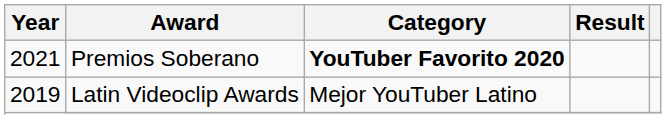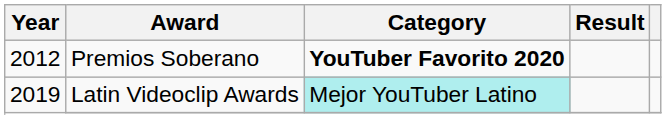(35, 58) 2021 -> (35, 58) 2012
(423, 94) no background -> (423, 94) paleturquoise background
